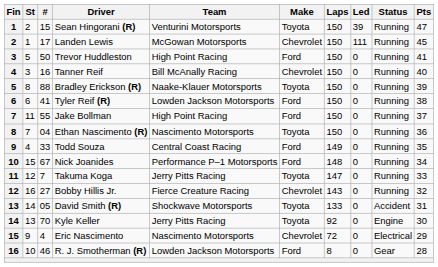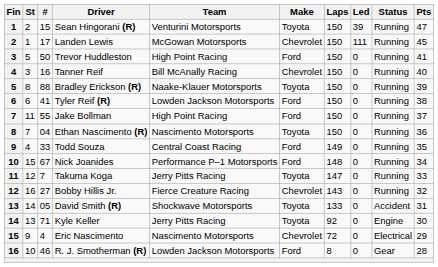(45, 221) 70 -> (45, 221) 71
